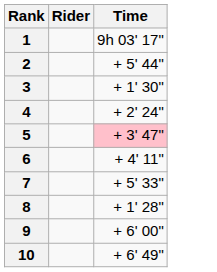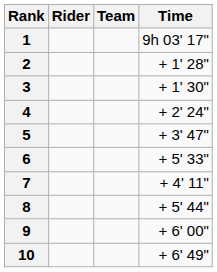+ column: (116, 16)
(139, 64) + 5' 44" -> (184, 64) + 1' 28"
(139, 135) pink background -> (184, 135) no background
(139, 159) + 4' 11" -> (184, 159) + 5' 33"
(139, 183) + 5' 33" -> (184, 183) + 4' 11"
(139, 207) + 1' 28" -> (184, 207) + 5' 44"
